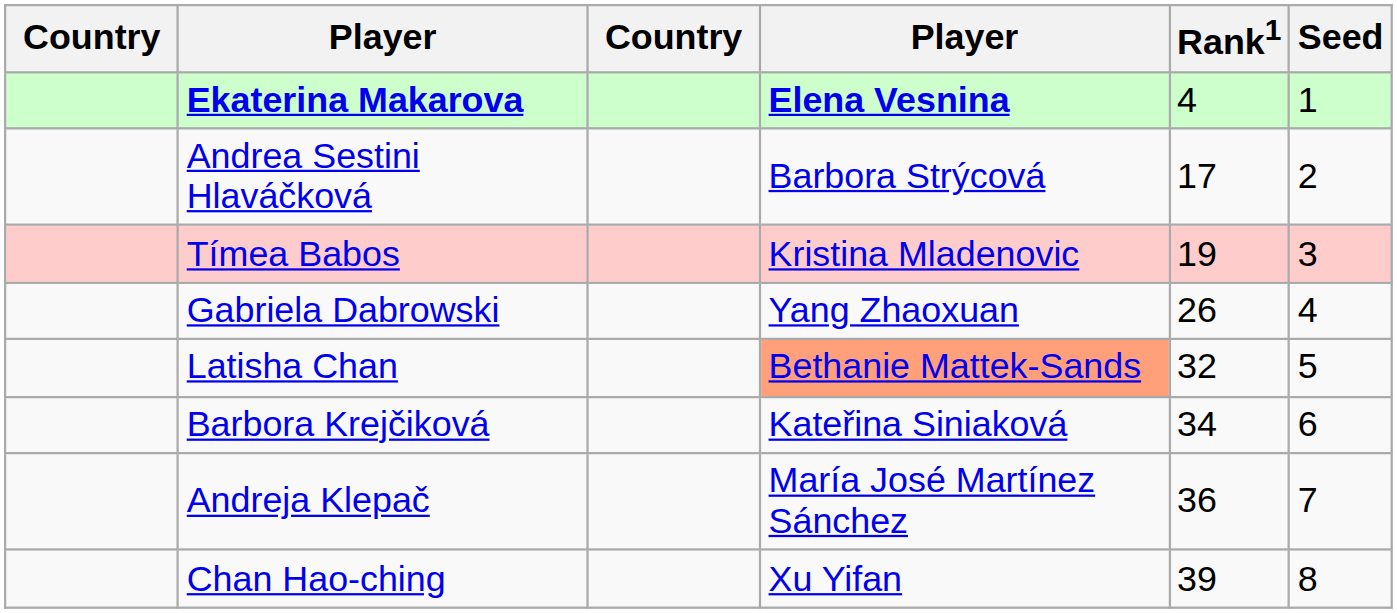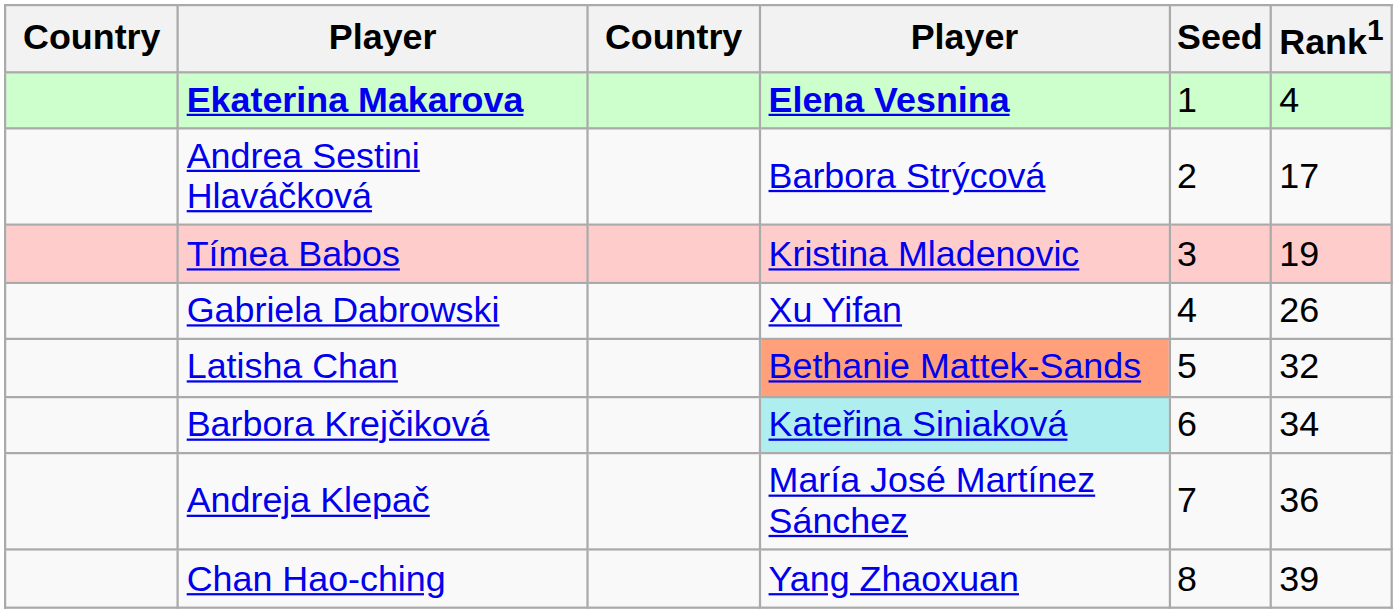columns swapped: (1229, 37) <-> (1341, 37)
(894, 310) Yang Zhaoxuan -> (835, 310) Xu Yifan
(918, 423) no background -> (918, 423) paleturquoise background
(835, 577) Xu Yifan -> (894, 577) Yang Zhaoxuan
